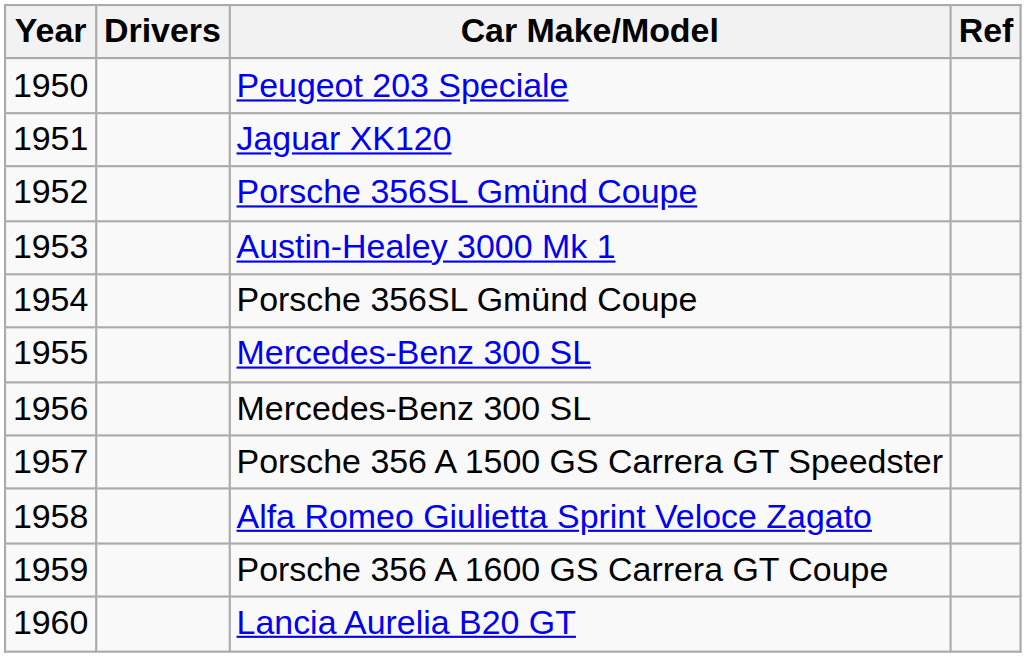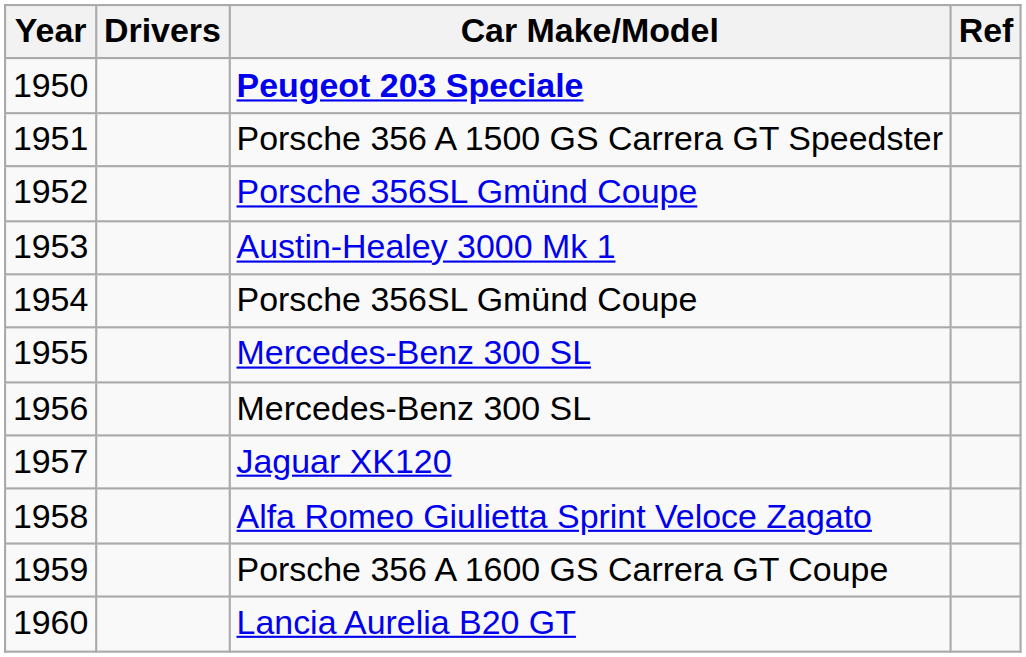(403, 85) normal -> (410, 85) bold
(344, 138) Jaguar XK120 -> (590, 138) Porsche 356 A 1500 GS Carrera GT Speedster
(590, 461) Porsche 356 A 1500 GS Carrera GT Speedster -> (344, 461) Jaguar XK120
